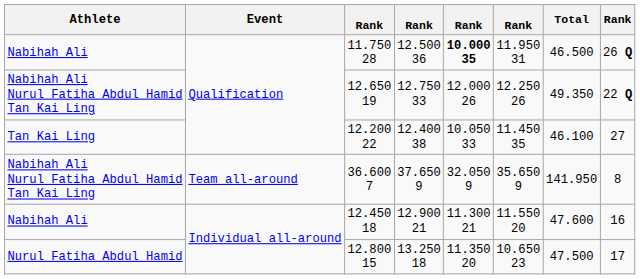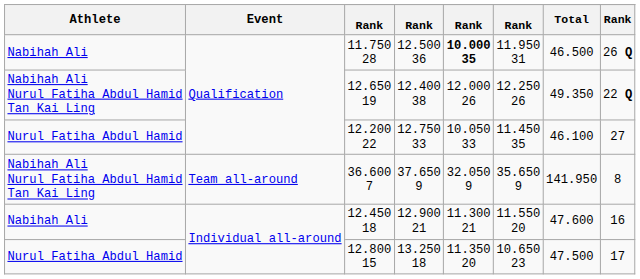(419, 95) 12.750 33 -> (419, 95) 12.400 38
(51, 137) Tan Kai Ling -> (95, 137) Nurul Fatiha Abdul Hamid
(419, 137) 12.400 38 -> (419, 137) 12.750 33
